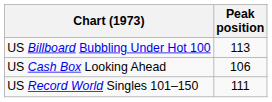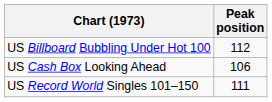(240, 47) 113 -> (240, 47) 112
